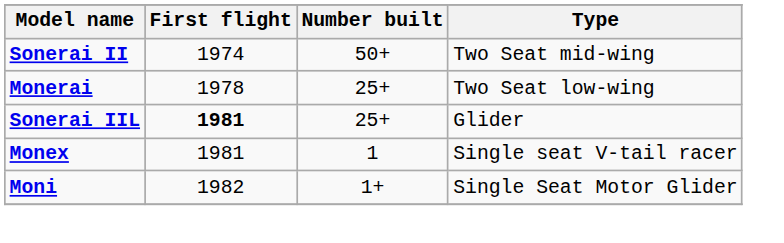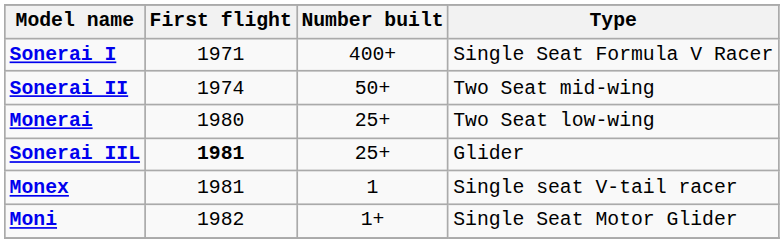+ row: (63, 54)
(221, 88) 1978 -> (221, 121) 1980
